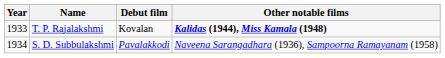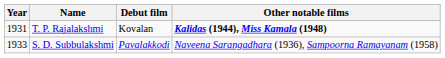(17, 28) 1933 -> (17, 28) 1931
(17, 45) 1934 -> (17, 45) 1933
